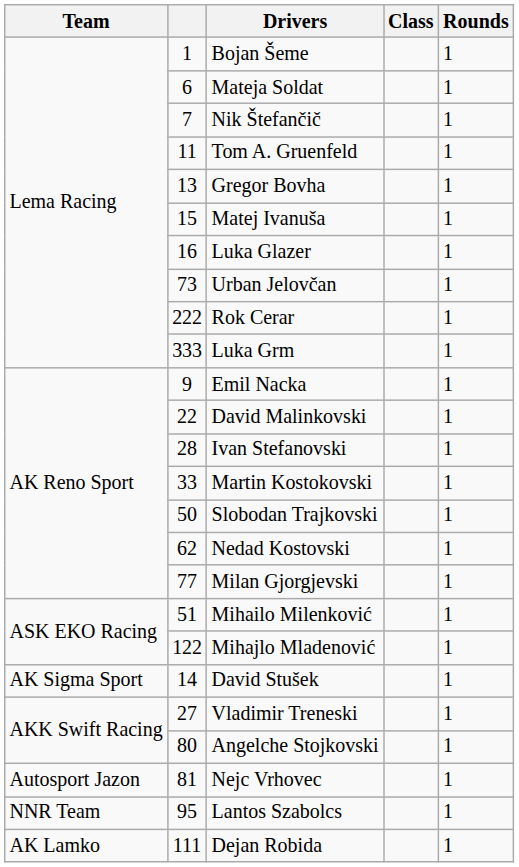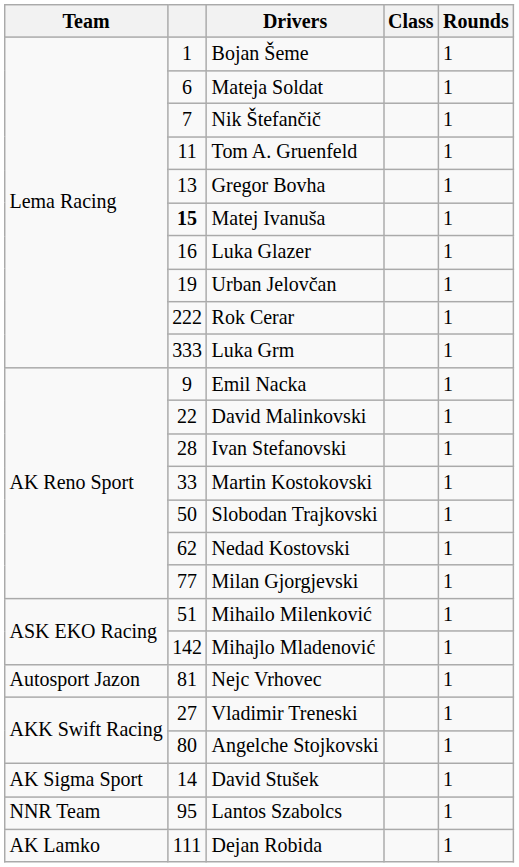(187, 218) normal -> (187, 218) bold
(187, 284) 73 -> (187, 284) 19
(187, 647) 122 -> (187, 647) 142
rows swapped: (265, 680) <-> (267, 779)
